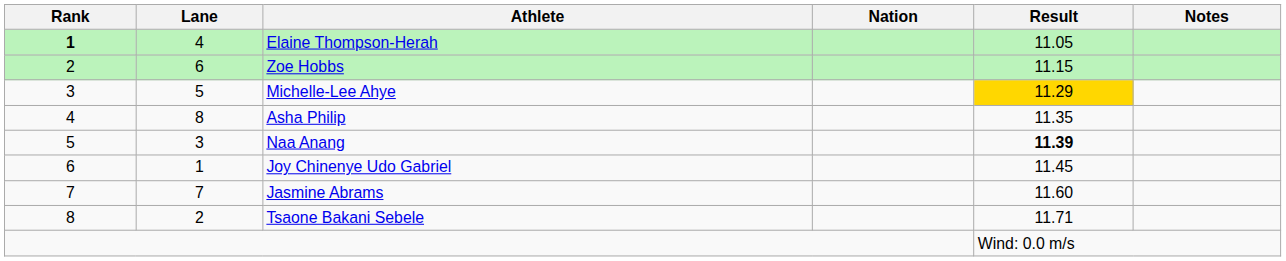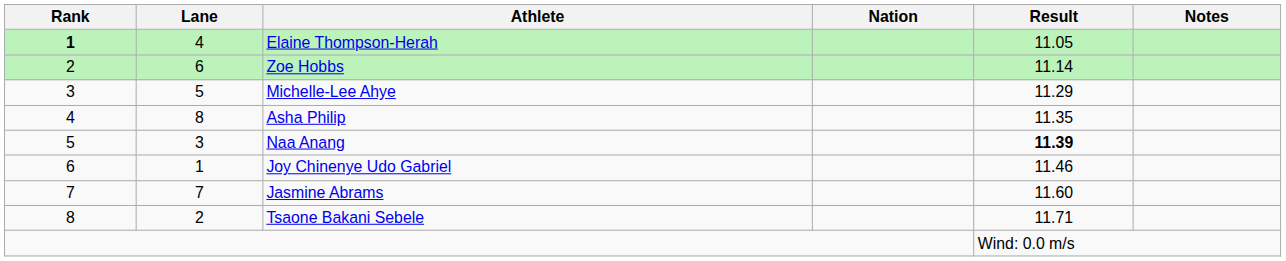(1054, 67) 11.15 -> (1054, 67) 11.14
(1054, 92) gold background -> (1054, 92) no background
(1054, 167) 11.45 -> (1054, 167) 11.46
